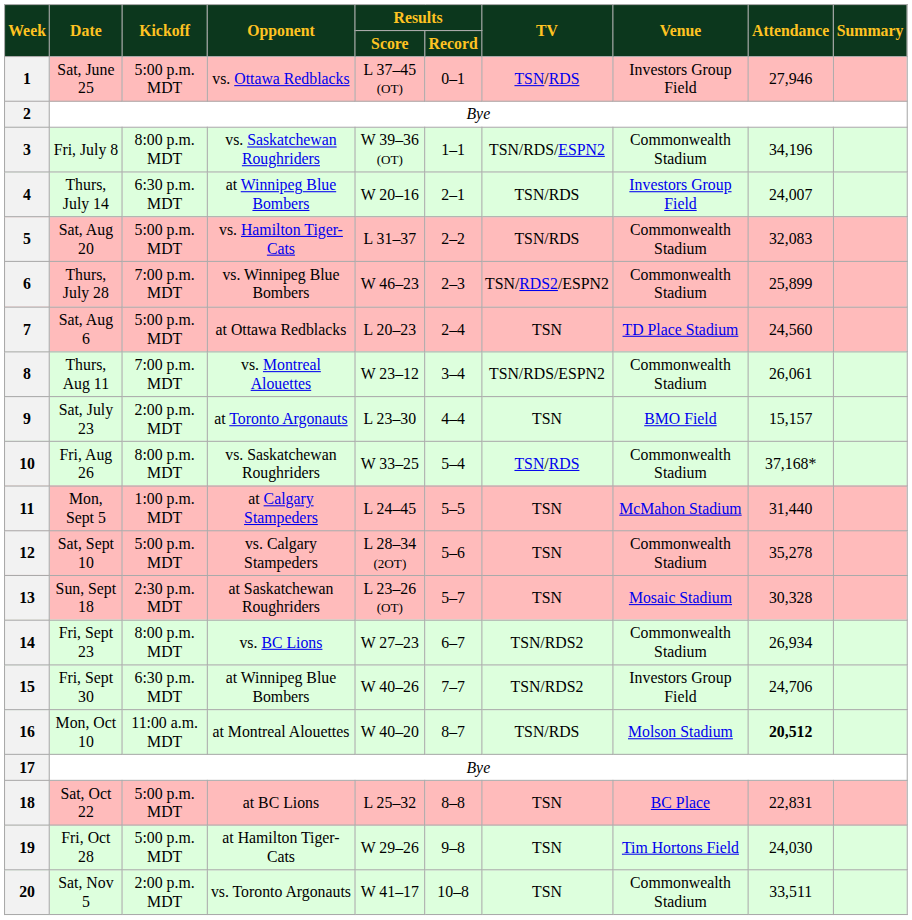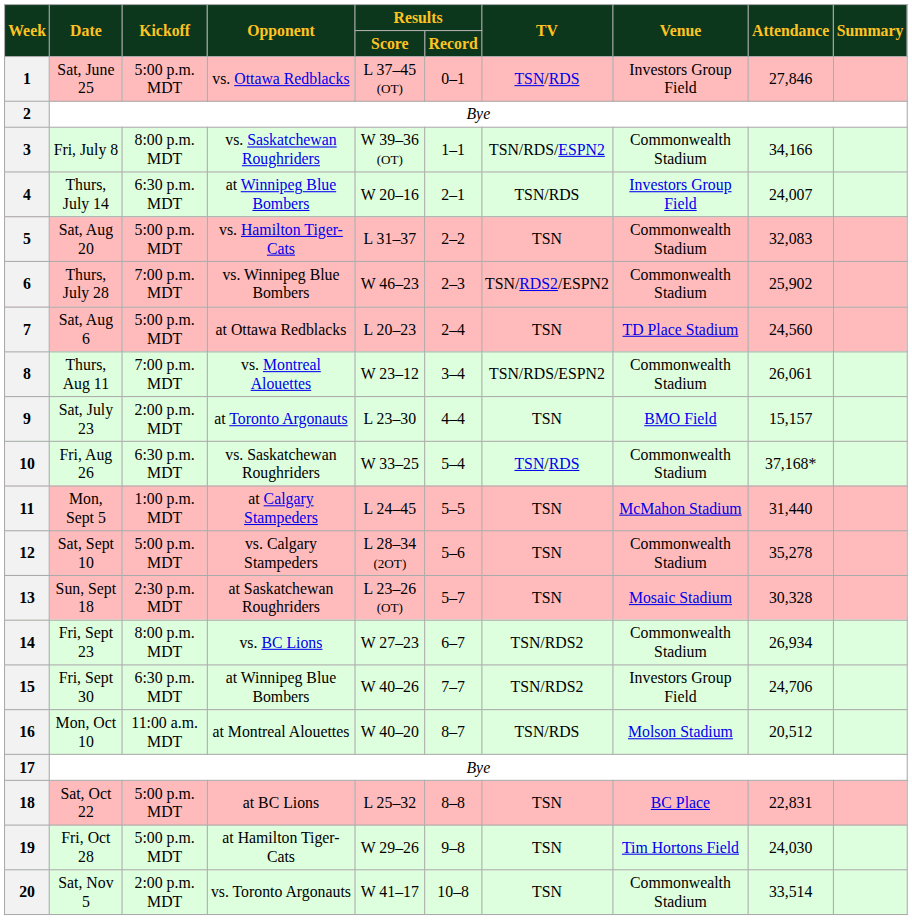(791, 79) 27,946 -> (791, 79) 27,846
(791, 150) 34,196 -> (791, 150) 34,166
(547, 239) TSN/RDS -> (547, 239) TSN
(791, 284) 25,899 -> (791, 284) 25,902
(165, 463) 8:00 p.m. MDT -> (165, 463) 6:30 p.m. MDT
(791, 732) bold -> (791, 732) normal
(791, 892) 33,511 -> (791, 892) 33,514
